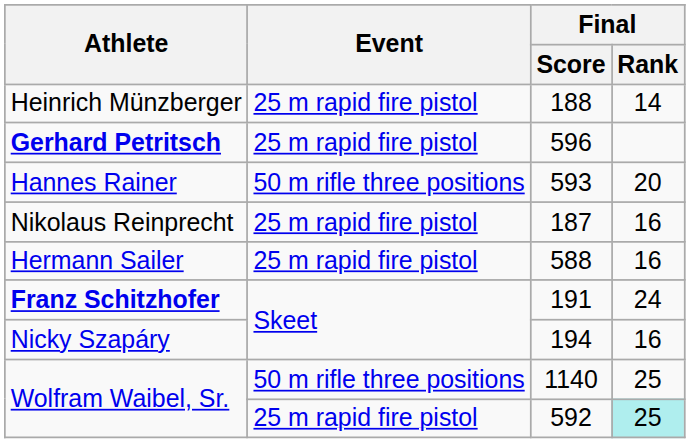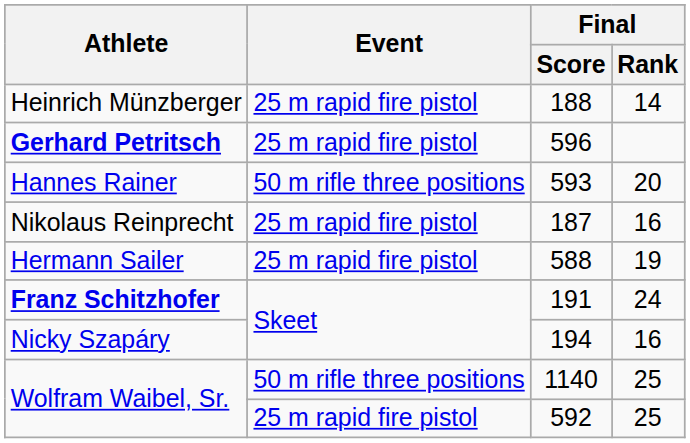(648, 261) 16 -> (648, 261) 19
(648, 419) paleturquoise background -> (648, 419) no background
